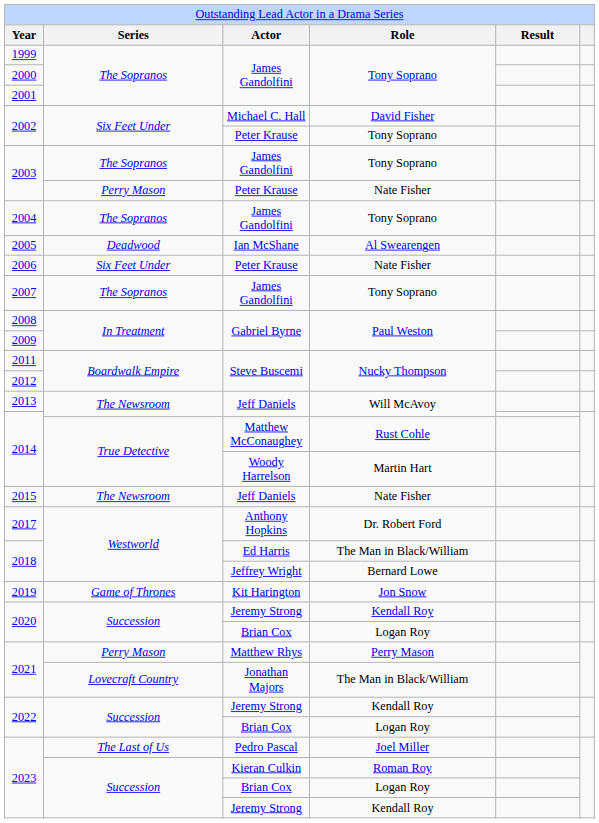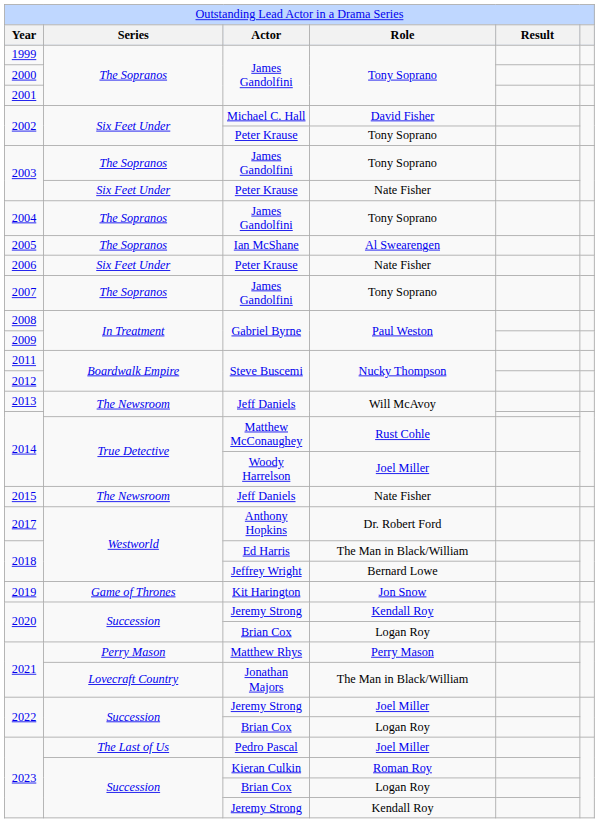(133, 190) Perry Mason -> (133, 190) Six Feet Under
(133, 245) Deadwood -> (133, 245) The Sopranos
(402, 469) Martin Hart -> (402, 469) Joel Miller
(402, 707) Kendall Roy -> (402, 707) Joel Miller
